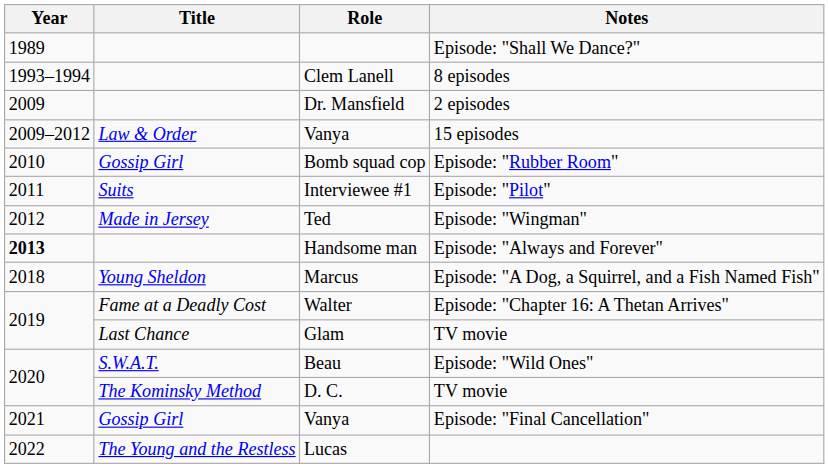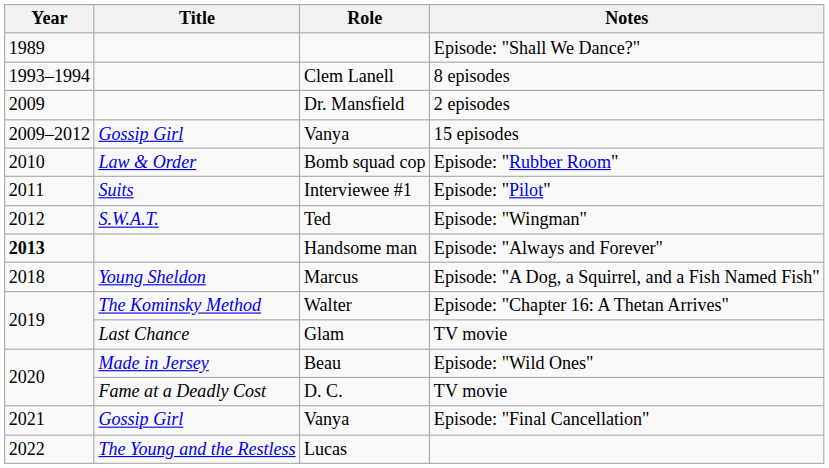(147, 133) Law & Order -> (141, 133) Gossip Girl
(141, 162) Gossip Girl -> (147, 162) Law & Order
(154, 219) Made in Jersey -> (129, 219) S.W.A.T.
(182, 305) Fame at a Deadly Cost -> (180, 305) The Kominsky Method
(129, 362) S.W.A.T. -> (154, 362) Made in Jersey
(180, 391) The Kominsky Method -> (182, 391) Fame at a Deadly Cost
